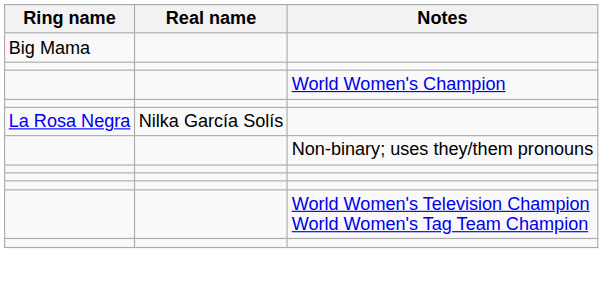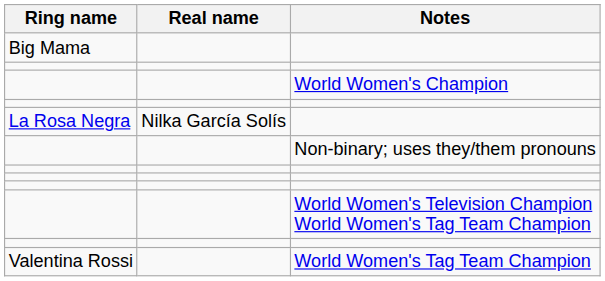+ row: (71, 261)
